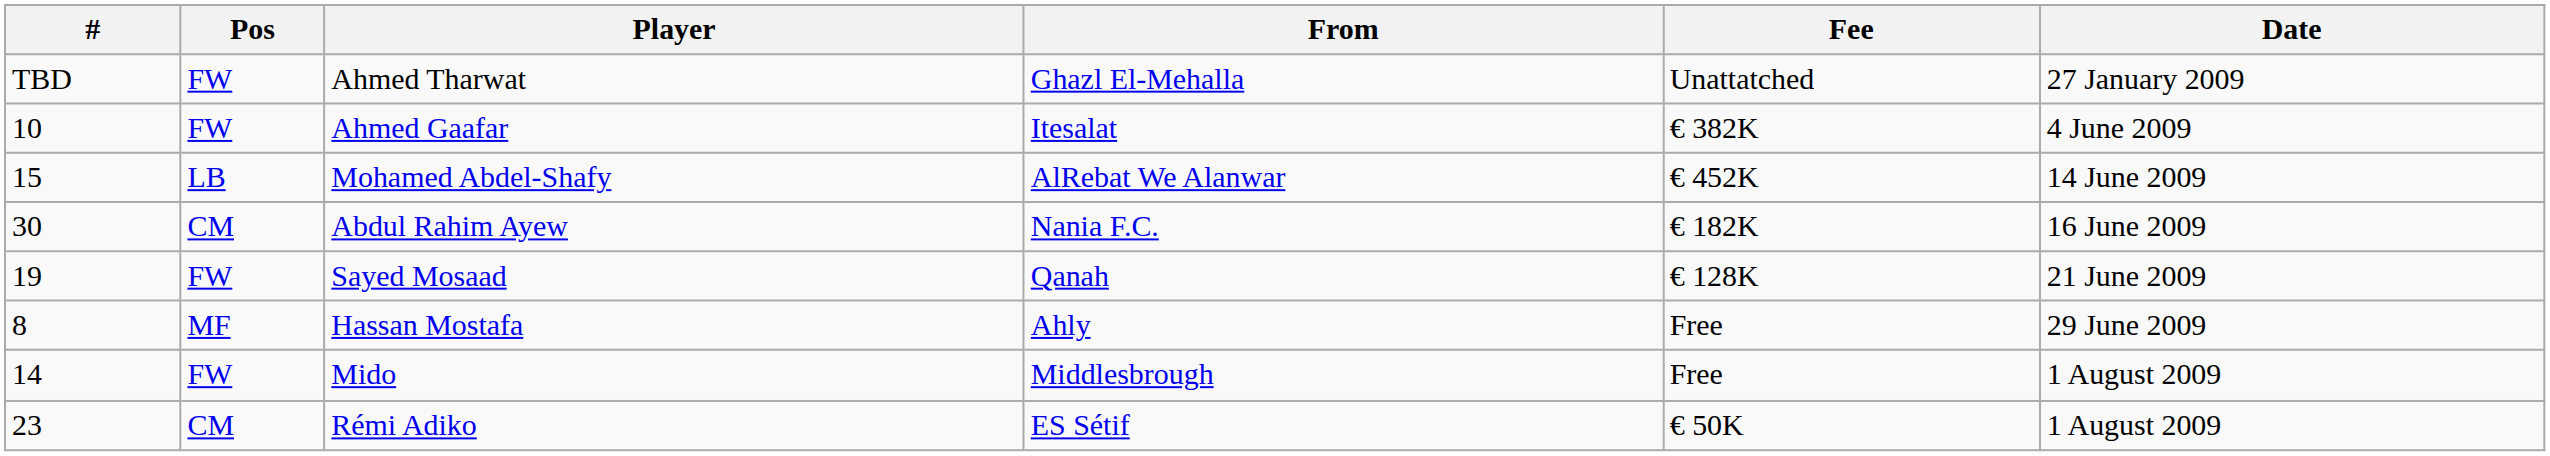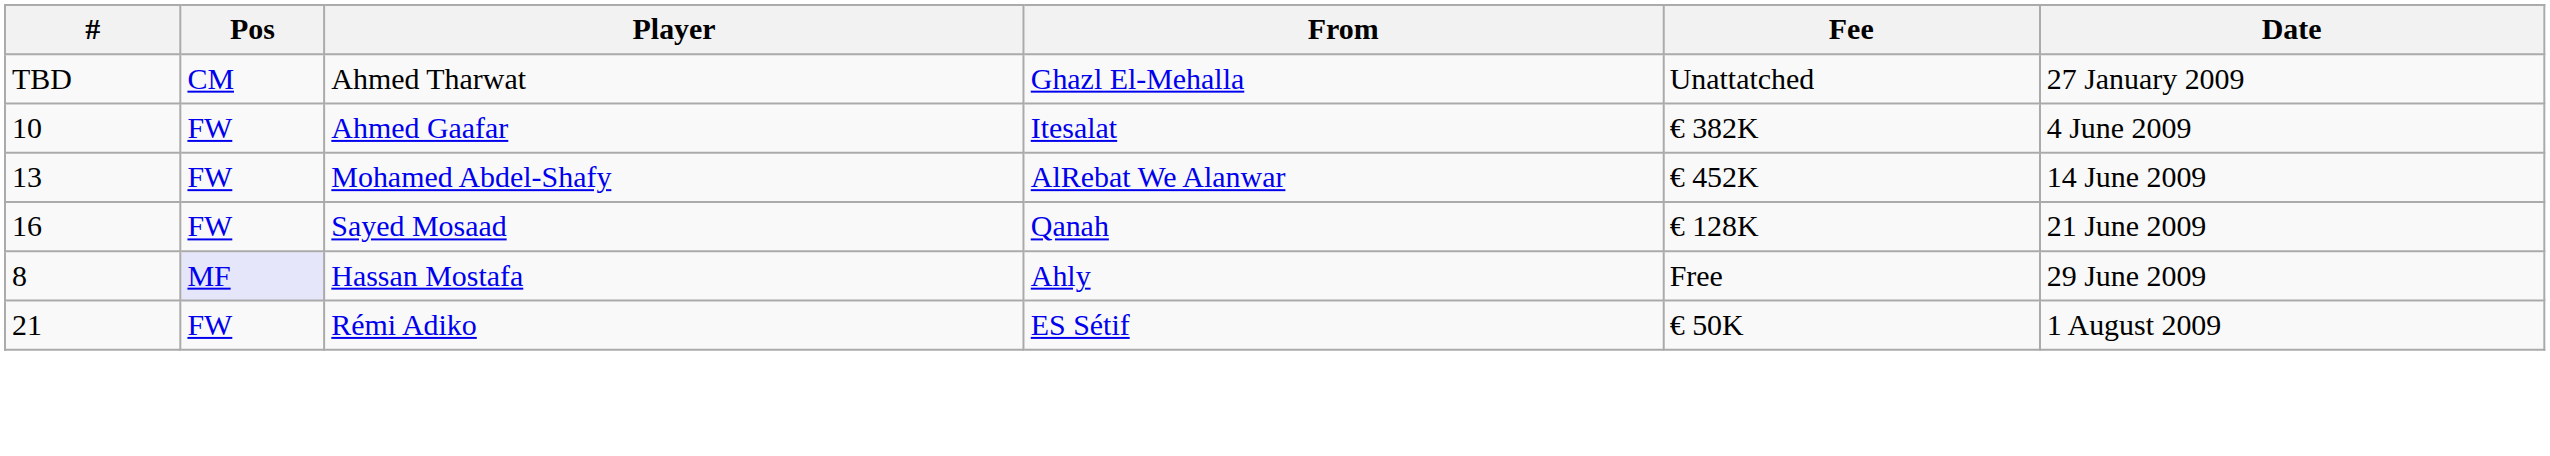(210, 78) FW -> (211, 78) CM
(27, 177) 15 -> (27, 177) 13
(207, 177) LB -> (210, 177) FW
- row: (450, 226)
(27, 276) 19 -> (27, 226) 16
(209, 325) no background -> (209, 276) lavender background
- row: (364, 374)
(27, 424) 23 -> (27, 325) 21
(211, 424) CM -> (210, 325) FW
